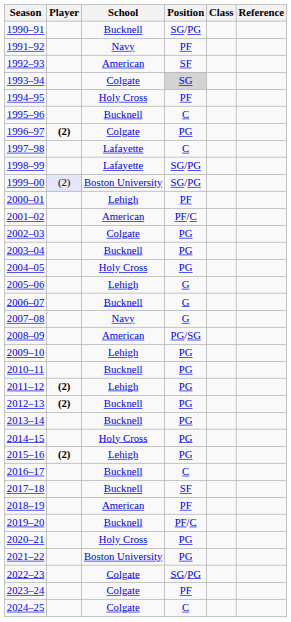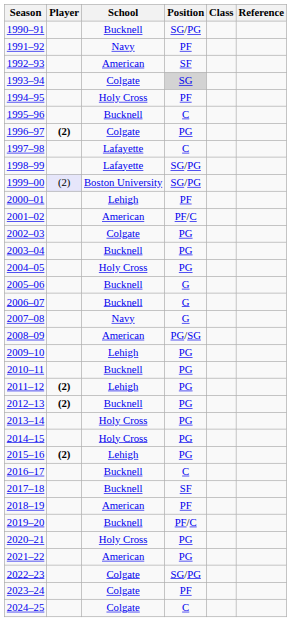(123, 285) Lehigh -> (123, 285) Bucknell
(123, 421) Bucknell -> (123, 421) Holy Cross
(123, 557) Boston University -> (123, 557) American
